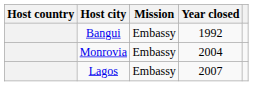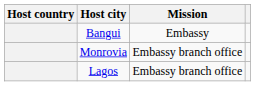- column: (210, 14)
(154, 52) Embassy -> (187, 52) Embassy branch office
(154, 71) Embassy -> (187, 71) Embassy branch office
